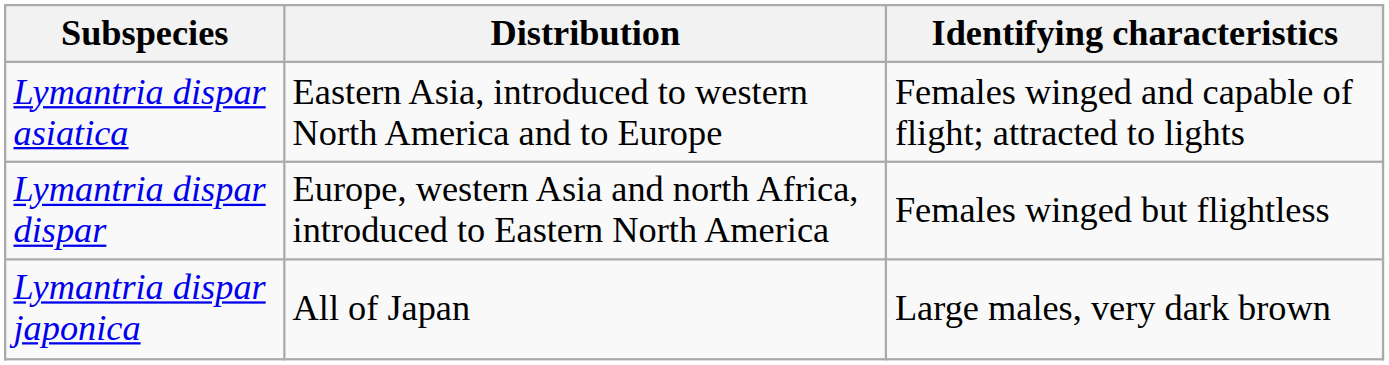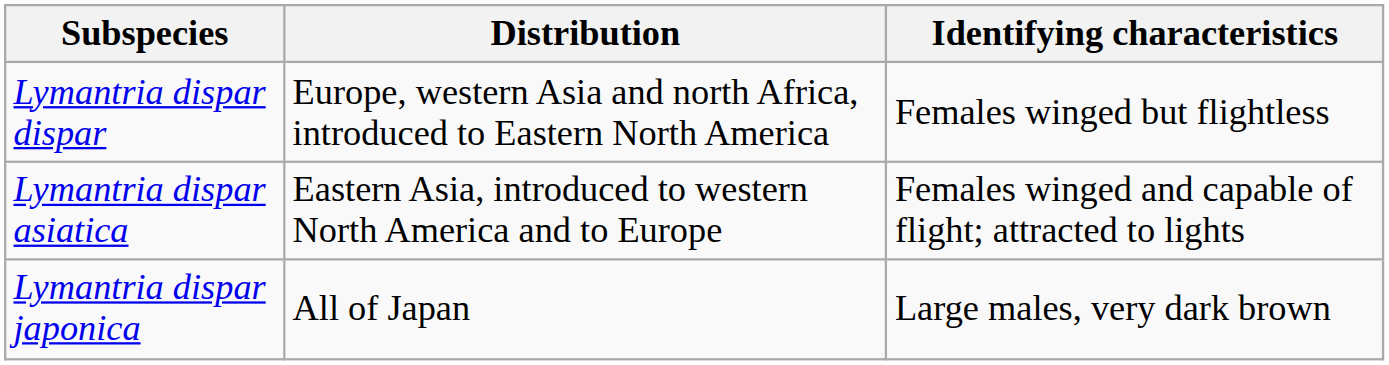rows swapped: (140, 209) <-> (140, 111)
